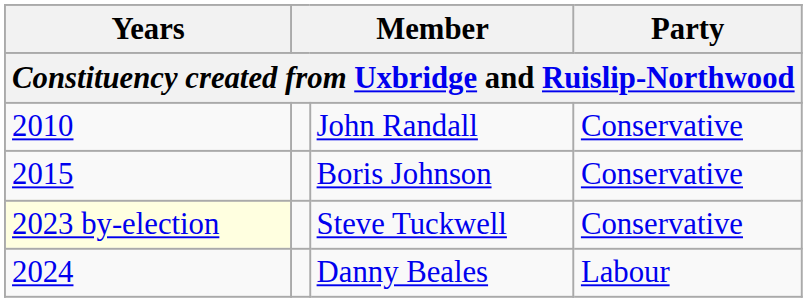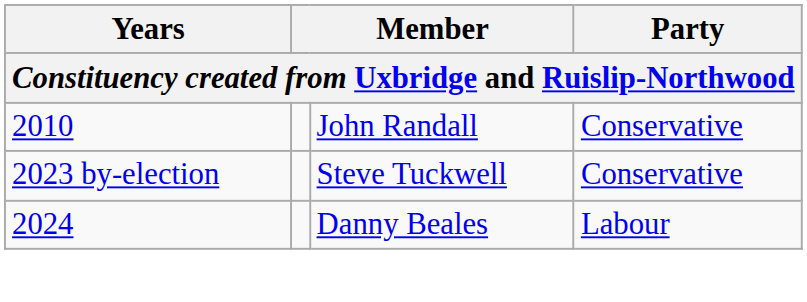- row: (404, 175)
(116, 223) lightyellow background -> (116, 175) no background
